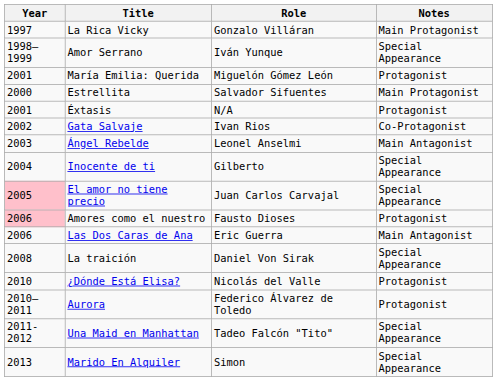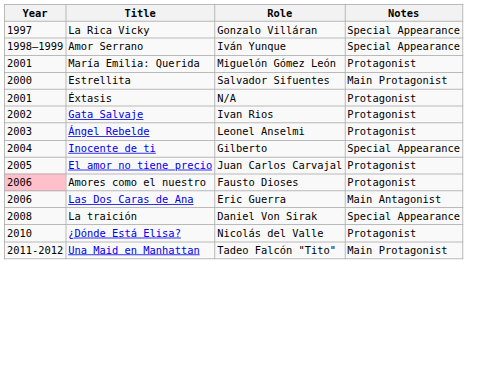(429, 30) Main Protagonist -> (404, 30) Special Appearance
(422, 127) Co-Protagonist -> (382, 115) Protagonist
(425, 144) Main Antagonist -> (382, 132) Protagonist
(19, 195) pink background -> (19, 165) no background
(410, 195) Special Appearance -> (382, 165) Protagonist
- row: (86, 304)
(410, 333) Special Appearance -> (397, 250) Main Protagonist
- row: (124, 362)
